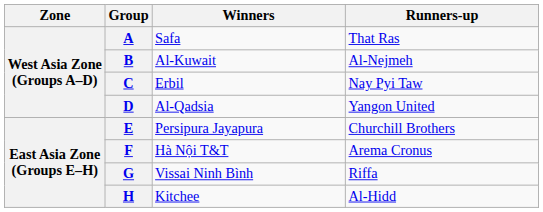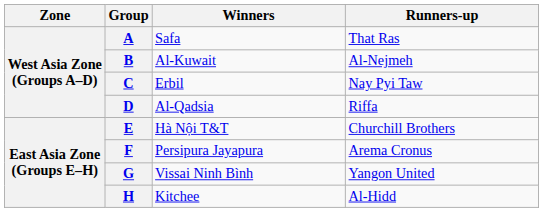(392, 106) Yangon United -> (363, 106) Riffa
(209, 128) Persipura Jayapura -> (192, 128) Hà Nội T&T
(192, 151) Hà Nội T&T -> (209, 151) Persipura Jayapura
(363, 173) Riffa -> (392, 173) Yangon United
